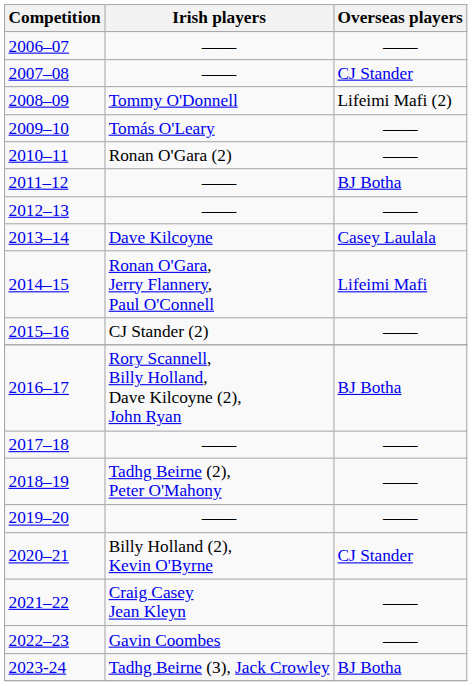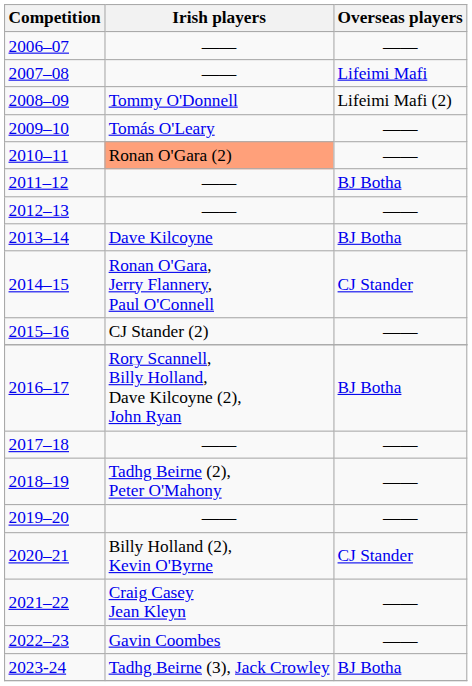(375, 73) CJ Stander -> (382, 73) Lifeimi Mafi
(170, 155) no background -> (170, 155) lightsalmon background
(387, 237) Casey Laulala -> (369, 237) BJ Botha
(382, 284) Lifeimi Mafi -> (375, 284) CJ Stander
